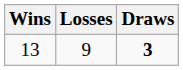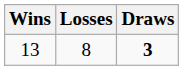(86, 49) 9 -> (86, 49) 8
